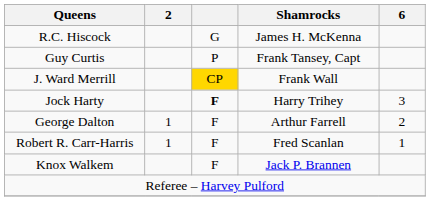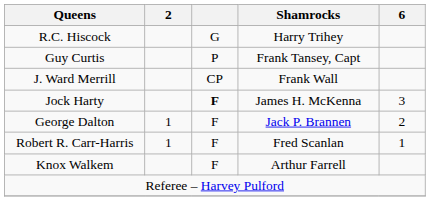(308, 36) James H. McKenna -> (308, 36) Harry Trihey
(215, 79) gold background -> (215, 79) no background
(308, 100) Harry Trihey -> (308, 100) James H. McKenna
(308, 121) Arthur Farrell -> (308, 121) Jack P. Brannen
(308, 164) Jack P. Brannen -> (308, 164) Arthur Farrell
